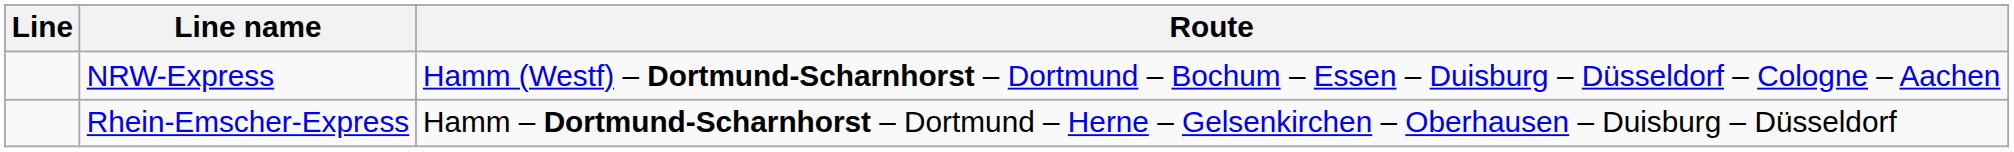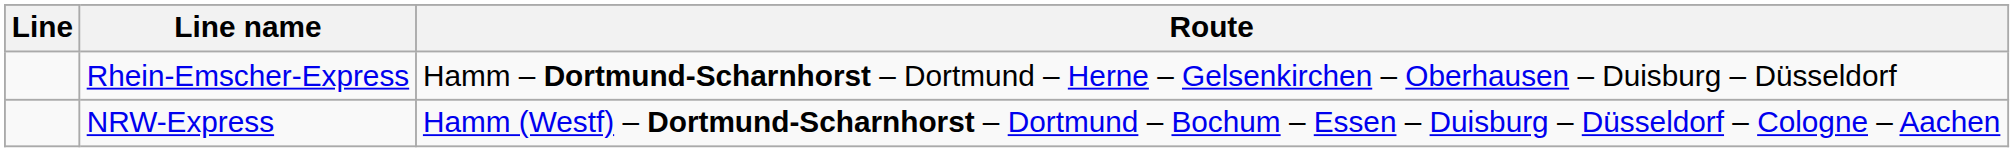rows swapped: (180, 75) <-> (248, 122)
